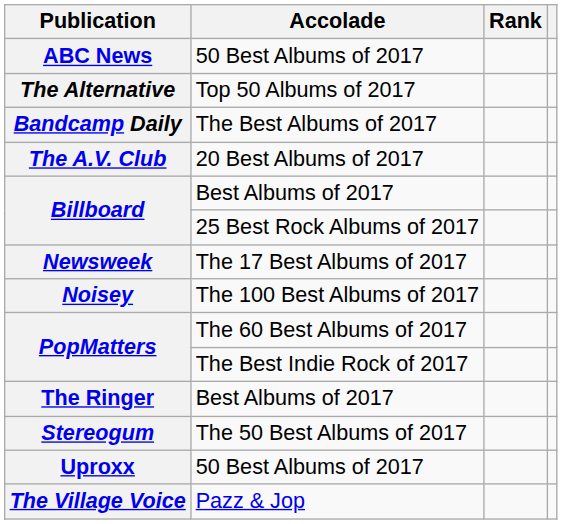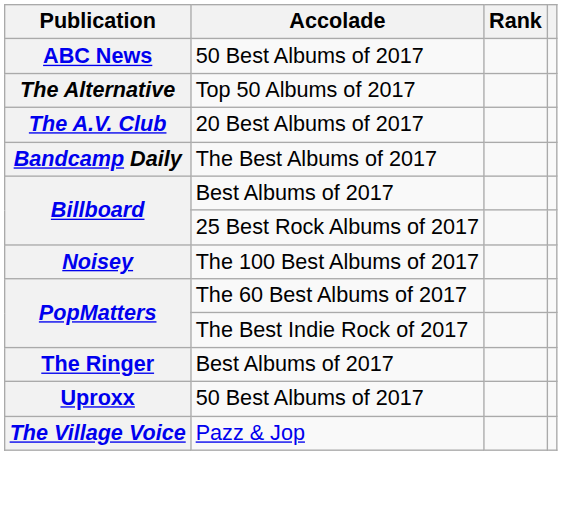rows swapped: (98, 158) <-> (98, 124)
- row: (98, 261)
- row: (98, 432)
